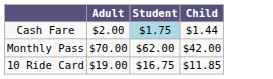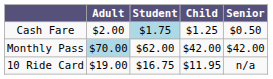+ column: (245, 13)
(202, 30) $1.44 -> (202, 30) $1.25
(108, 48) no background -> (108, 48) lightblue background
(202, 65) $11.85 -> (202, 65) $11.95
